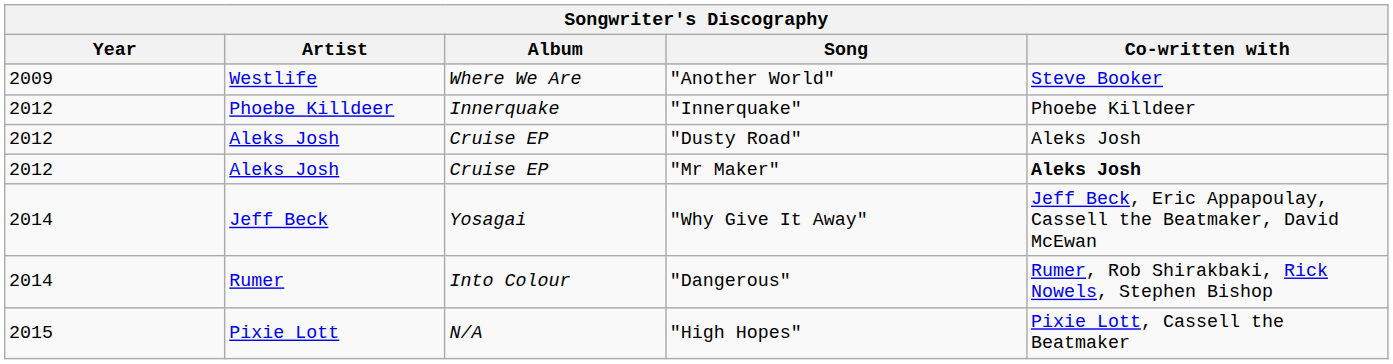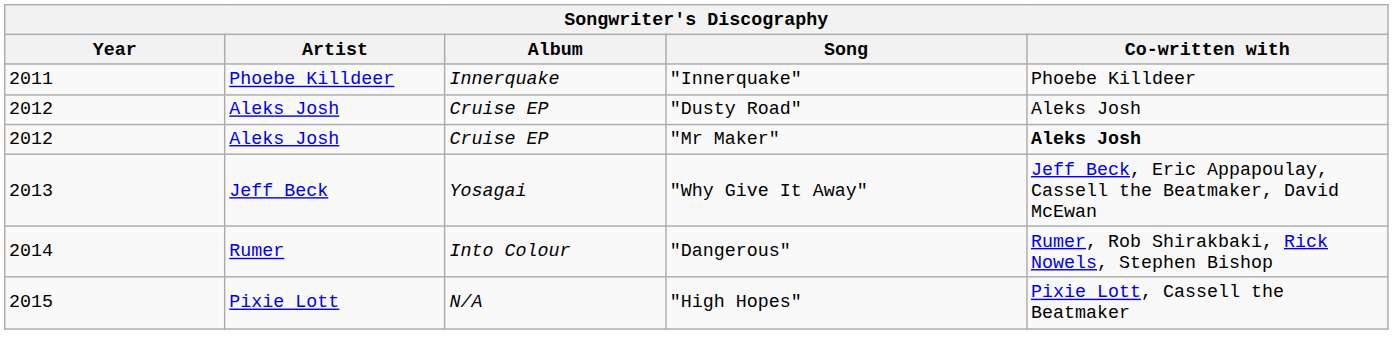- row: (752, 79)
(31, 109) 2012 -> (31, 79) 2011
(31, 220) 2014 -> (31, 190) 2013
